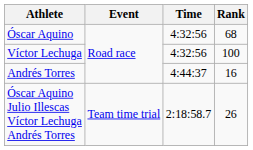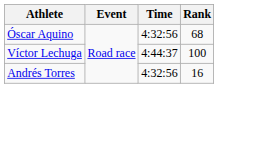(189, 54) 4:32:56 -> (159, 54) 4:44:37
(189, 73) 4:44:37 -> (159, 73) 4:32:56
- row: (45, 114)
